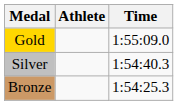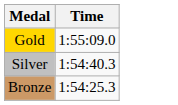- column: (82, 16)
